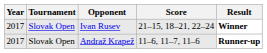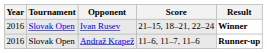(15, 26) 2017 -> (15, 26) 2016
(15, 41) 2017 -> (15, 41) 2016
